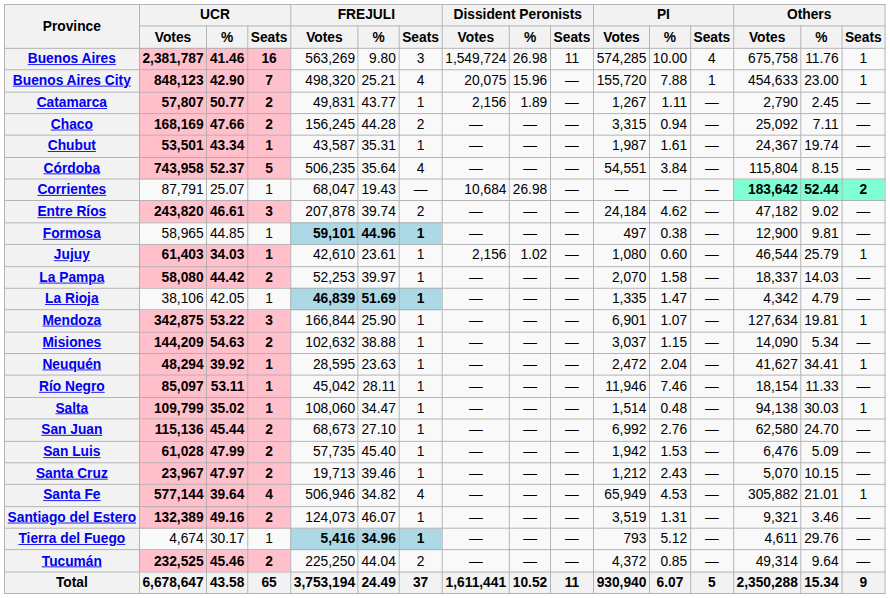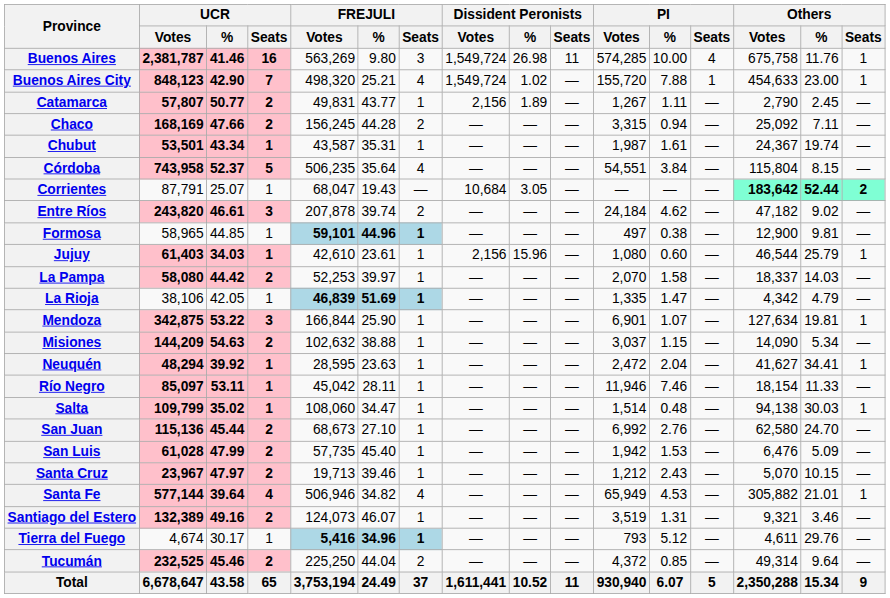(485, 80) 20,075 -> (476, 80) 1,549,724
(530, 80) 15.96 -> (534, 80) 1.02
(530, 189) 26.98 -> (534, 189) 3.05
(534, 255) 1.02 -> (530, 255) 15.96
